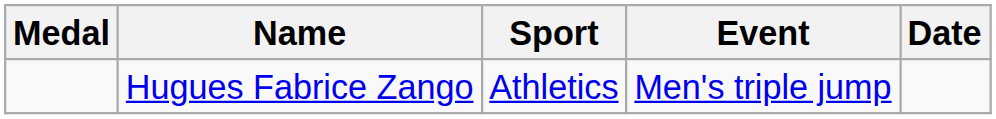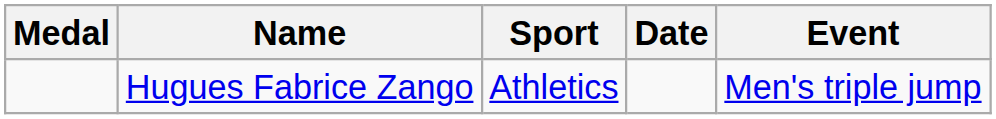columns swapped: (763, 32) <-> (945, 32)
